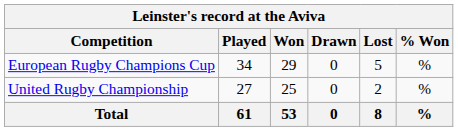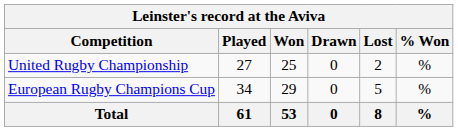rows swapped: (98, 89) <-> (111, 65)
